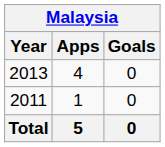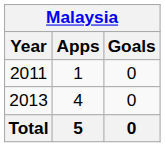rows swapped: (29, 100) <-> (29, 73)
